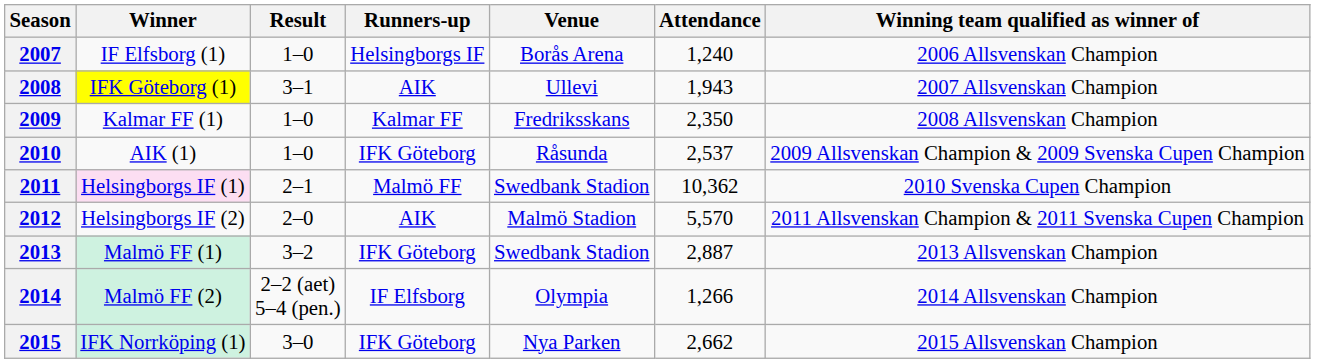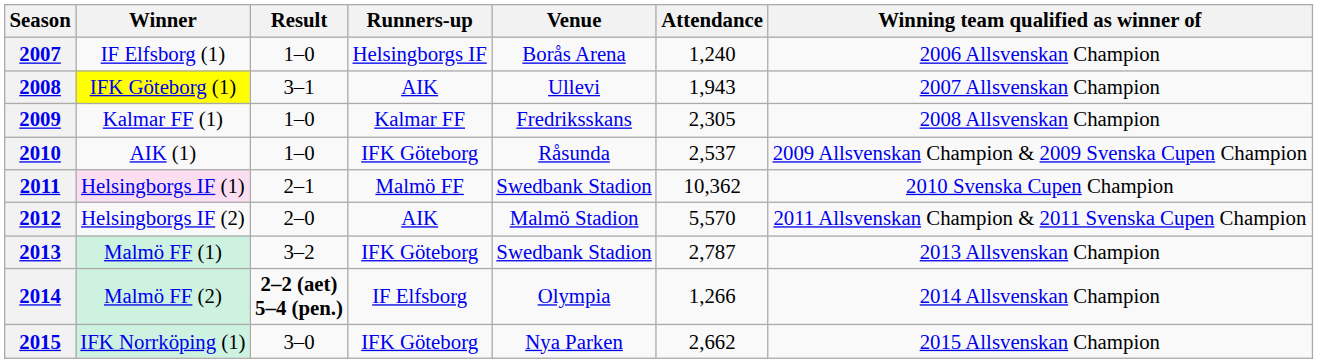(710, 119) 2,350 -> (712, 119) 2,305
(710, 251) 2,887 -> (712, 251) 2,787
(298, 296) normal -> (299, 296) bold
